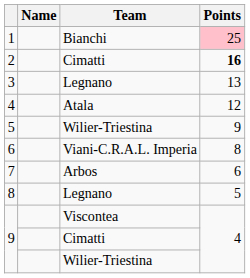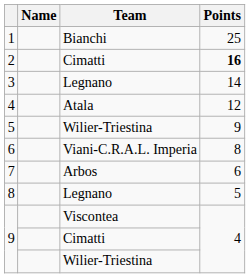(234, 37) pink background -> (234, 37) no background
(234, 82) 13 -> (234, 82) 14
